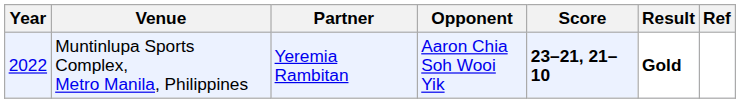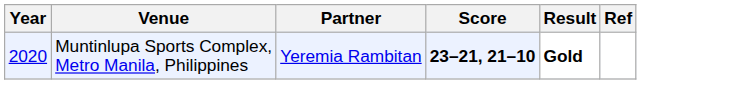- column: (472, 19)
(28, 65) 2022 -> (28, 56) 2020
